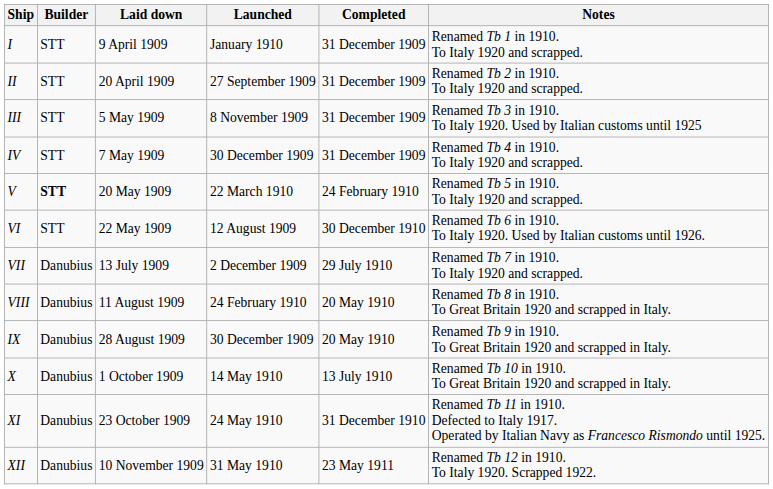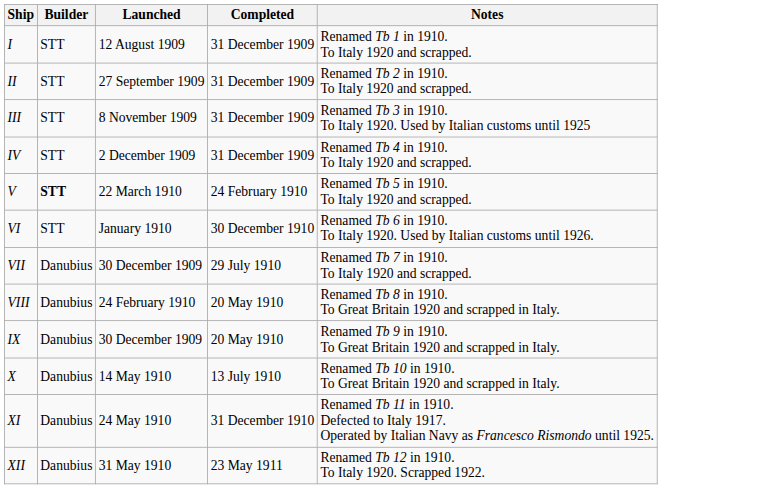- column: (151, 15)
(246, 44) January 1910 -> (142, 44) 12 August 1909
(262, 155) 30 December 1909 -> (147, 155) 2 December 1909
(253, 228) 12 August 1909 -> (135, 228) January 1910
(258, 265) 2 December 1909 -> (150, 265) 30 December 1909
